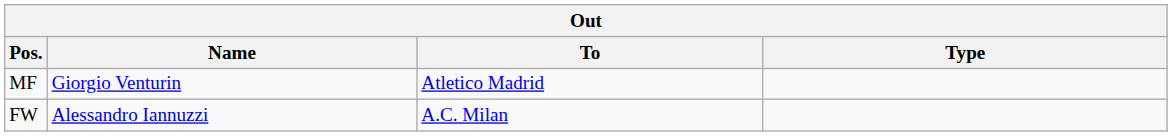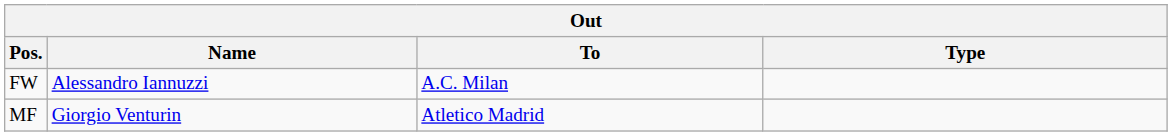rows swapped: (23, 83) <-> (24, 115)
